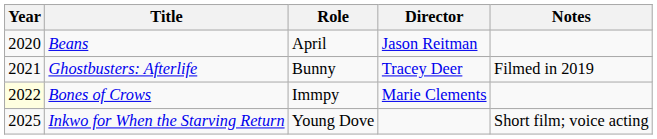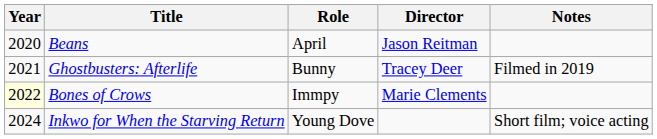(25, 120) 2025 -> (25, 120) 2024
